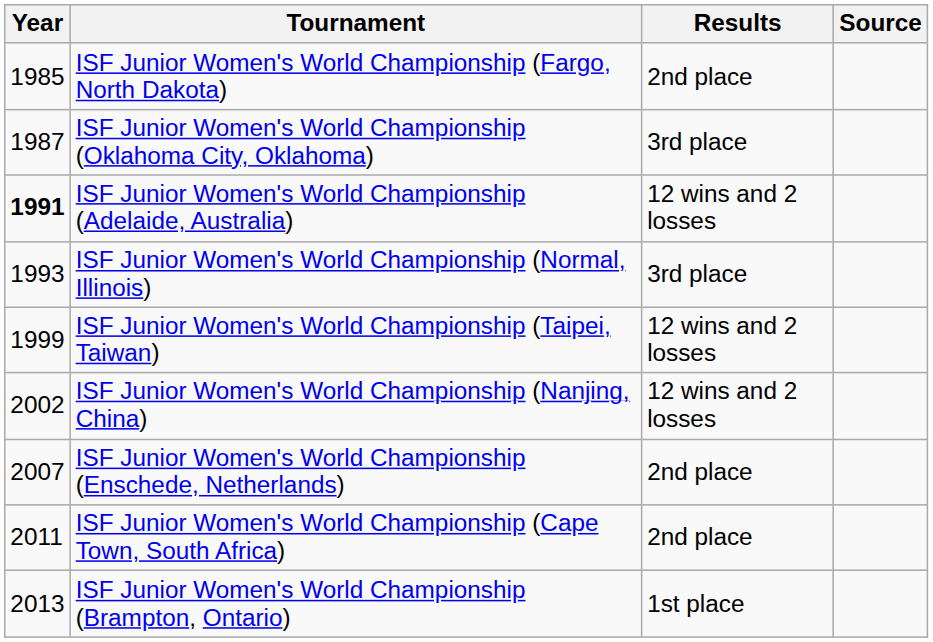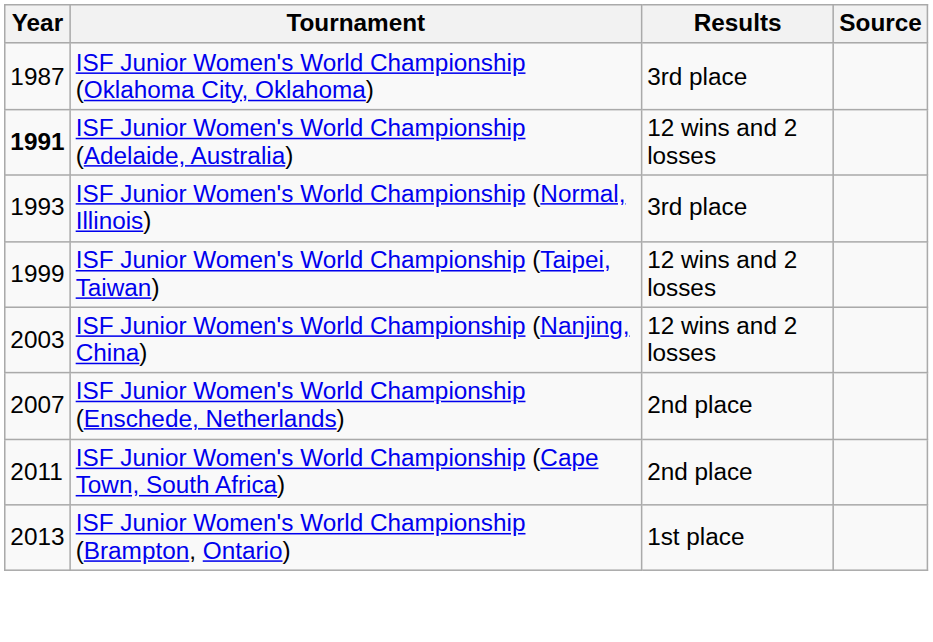- row: (343, 76)
(37, 405) 2002 -> (37, 339) 2003
